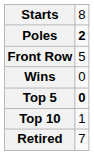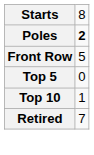- row: (40, 77)
(82, 98) bold -> (82, 77) normal
